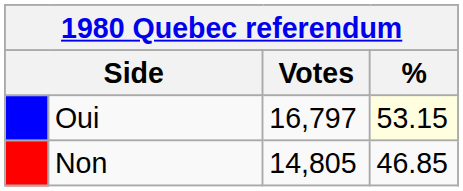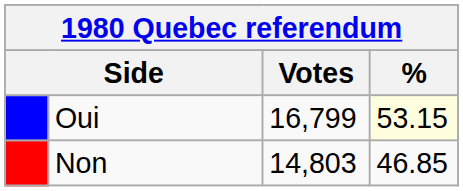(313, 118) 16,797 -> (313, 118) 16,799
(313, 163) 14,805 -> (313, 163) 14,803
